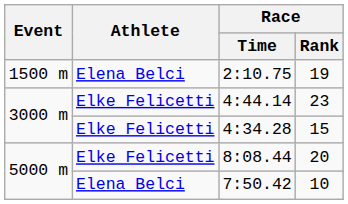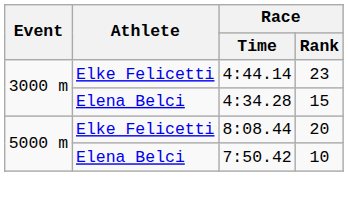- row: (257, 74)
(145, 129) Elke Felicetti -> (130, 101) Elena Belci
